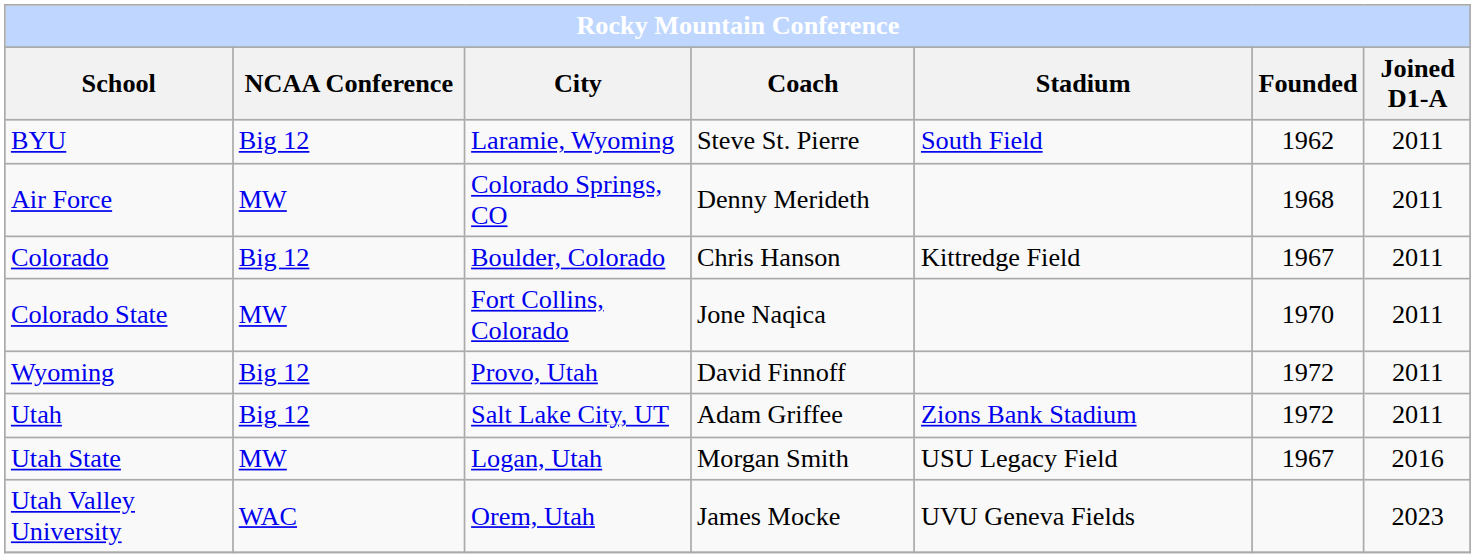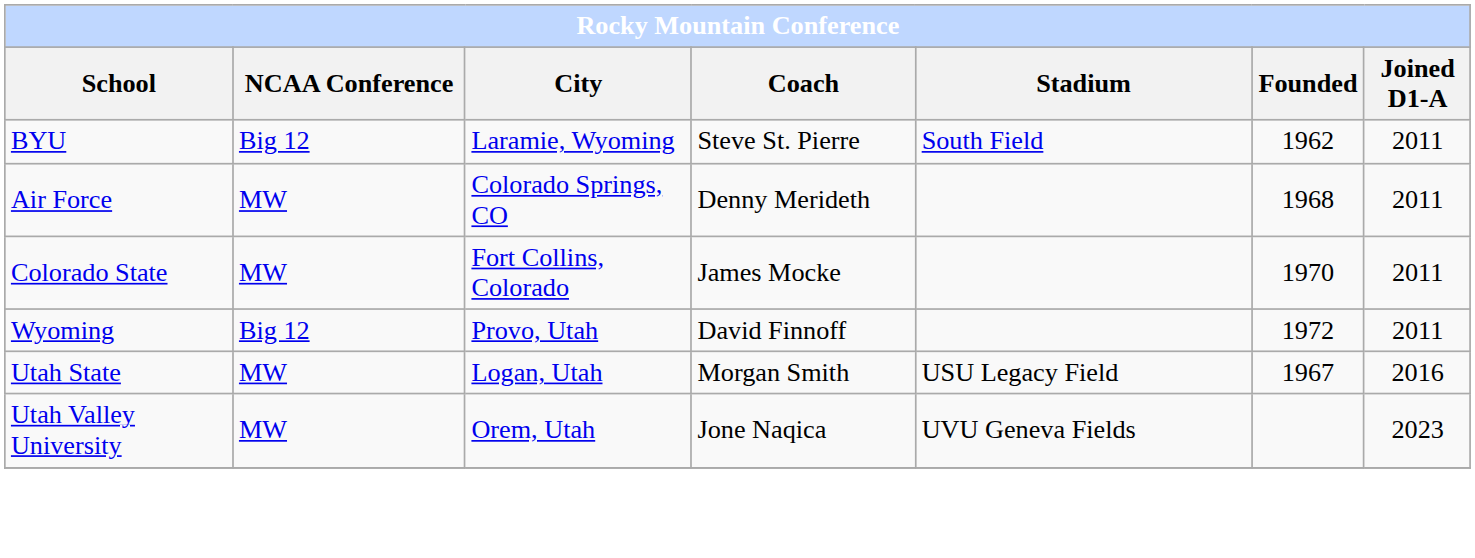- row: (60, 256)
(761, 314) Jone Naqica -> (769, 271) James Mocke
- row: (36, 414)
(268, 514) WAC -> (263, 429) MW
(769, 514) James Mocke -> (762, 429) Jone Naqica
